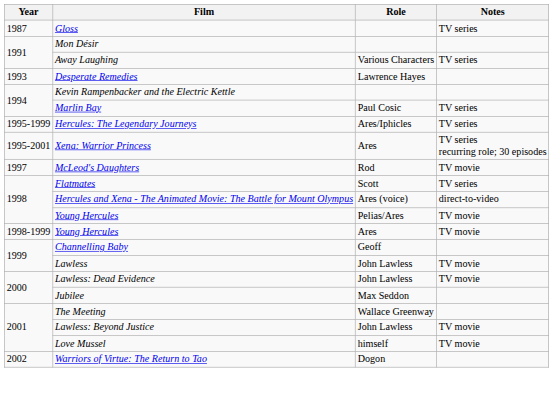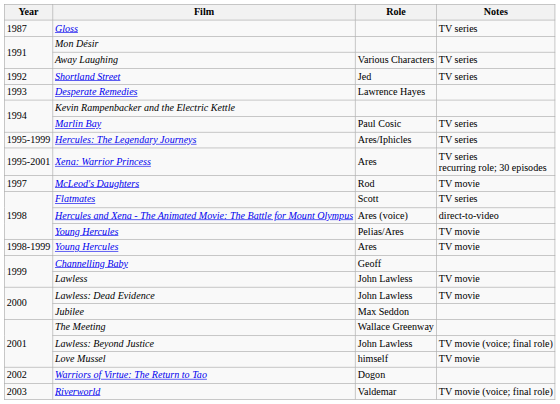+ row: (88, 76)
(459, 327) TV movie -> (496, 343) TV movie (voice; final role)
+ row: (78, 391)
